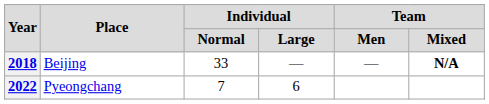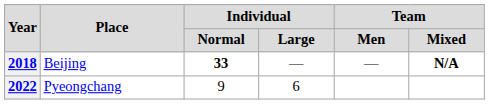(221, 63) normal -> (221, 63) bold
(221, 86) 7 -> (221, 86) 9
